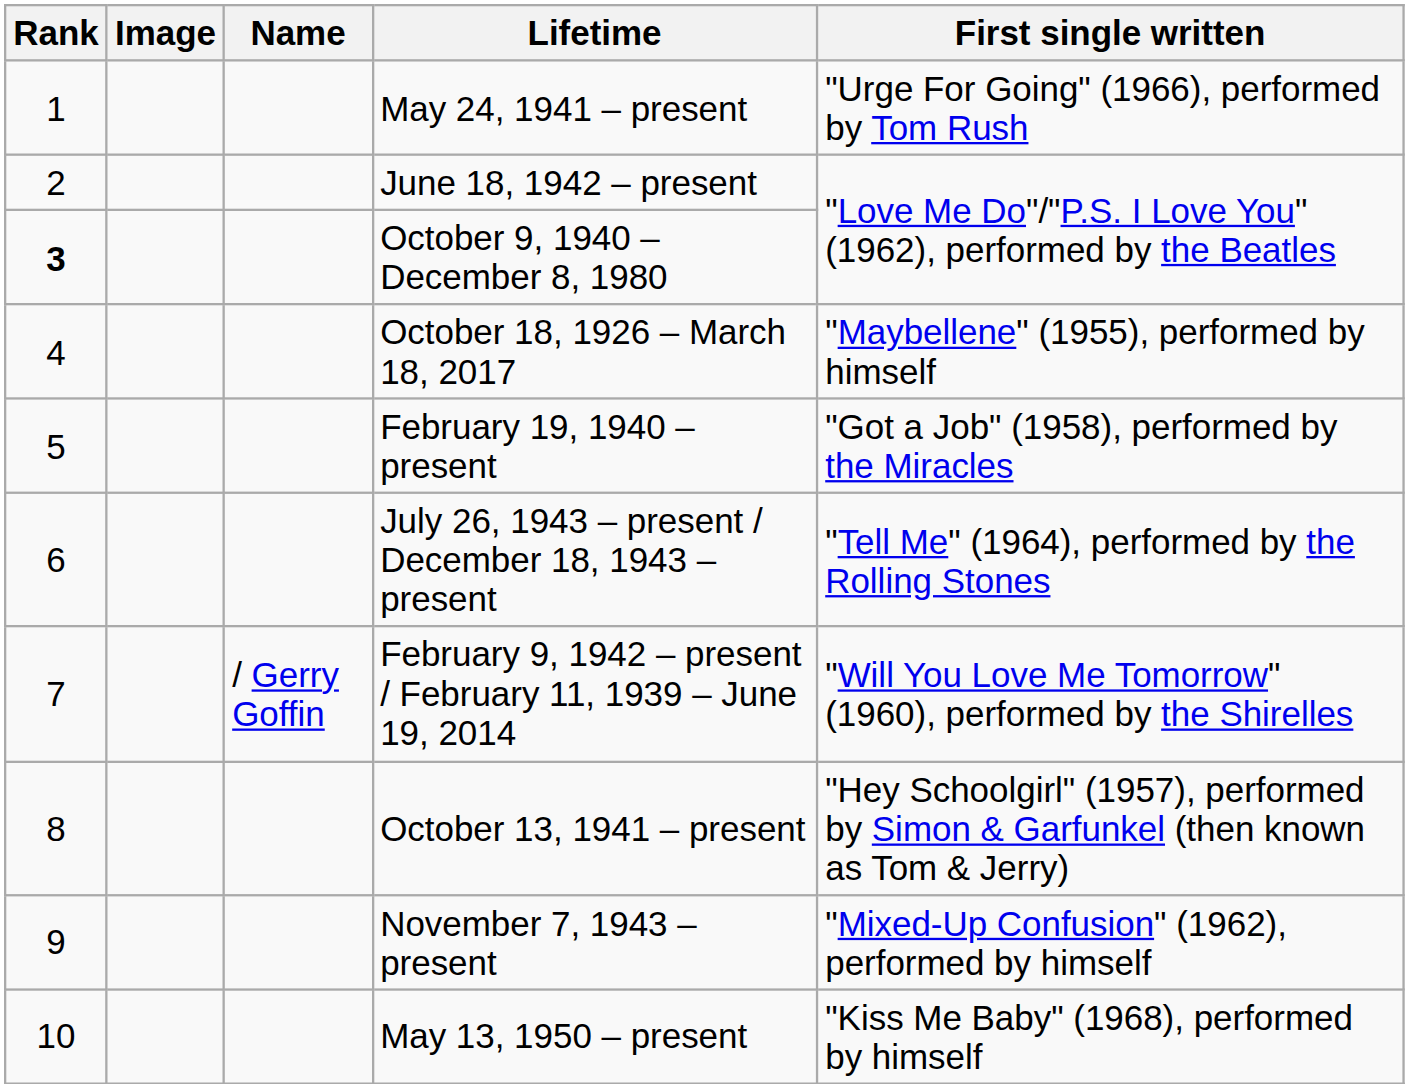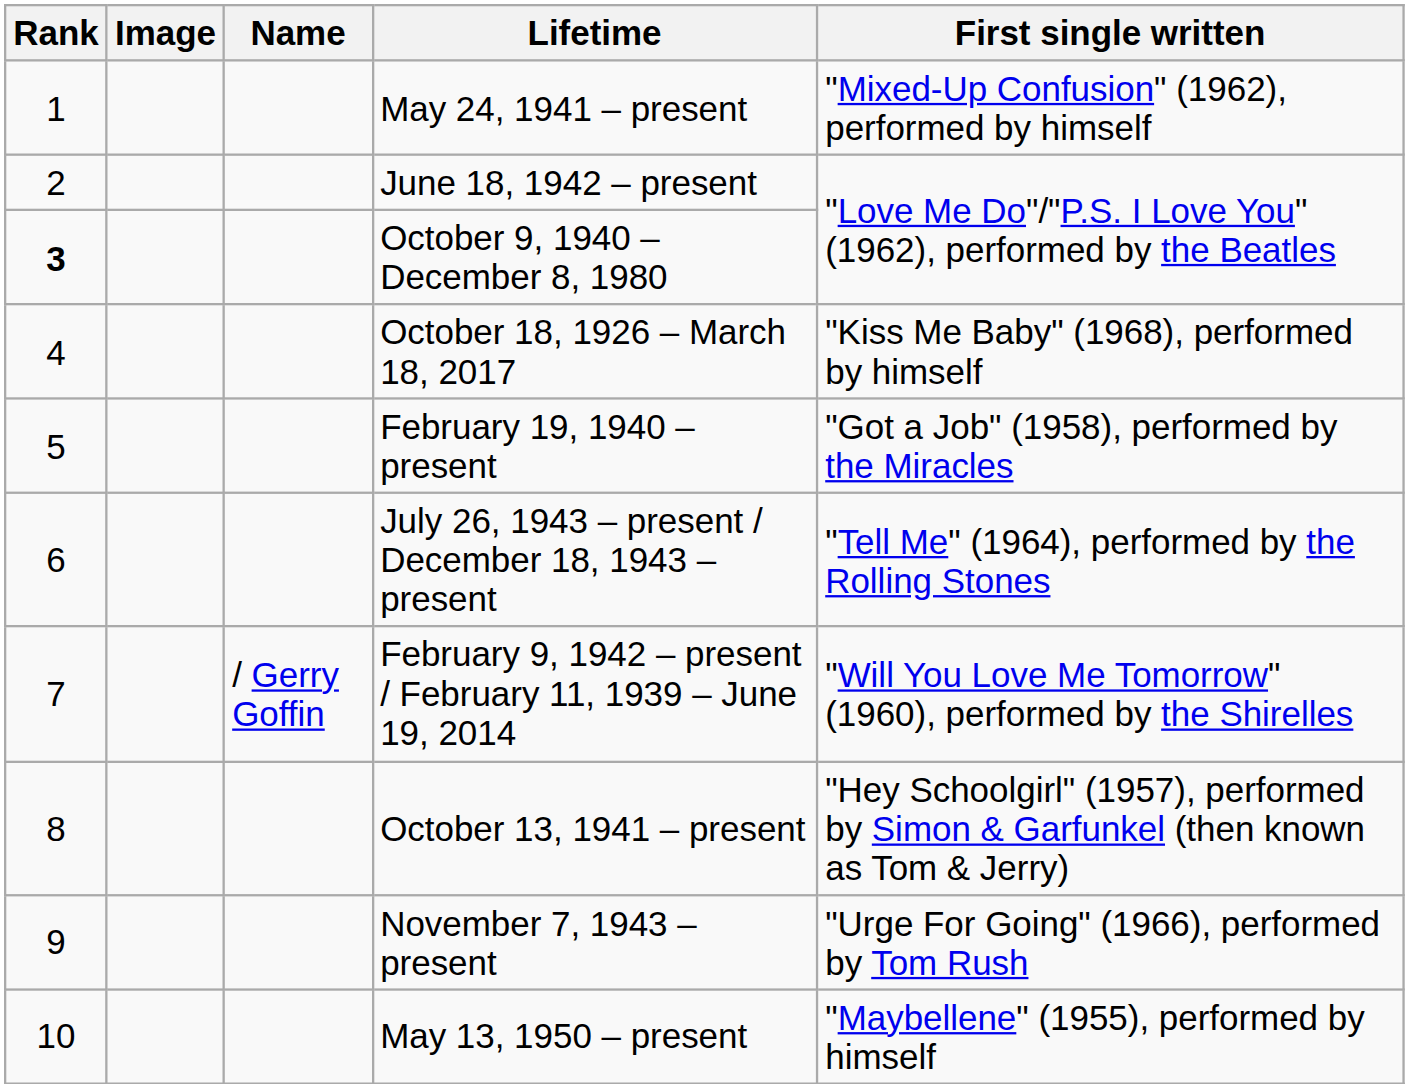(1103, 108) "Urge For Going" (1966), performed by Tom Rush -> (1056, 108) "Mixed-Up Confusion" (1962), performed by himself
(1095, 352) "Maybellene" (1955), performed by himself -> (1089, 352) "Kiss Me Baby" (1968), performed by himself
(1056, 942) "Mixed-Up Confusion" (1962), performed by himself -> (1103, 942) "Urge For Going" (1966), performed by Tom Rush
(1089, 1036) "Kiss Me Baby" (1968), performed by himself -> (1095, 1036) "Maybellene" (1955), performed by himself
